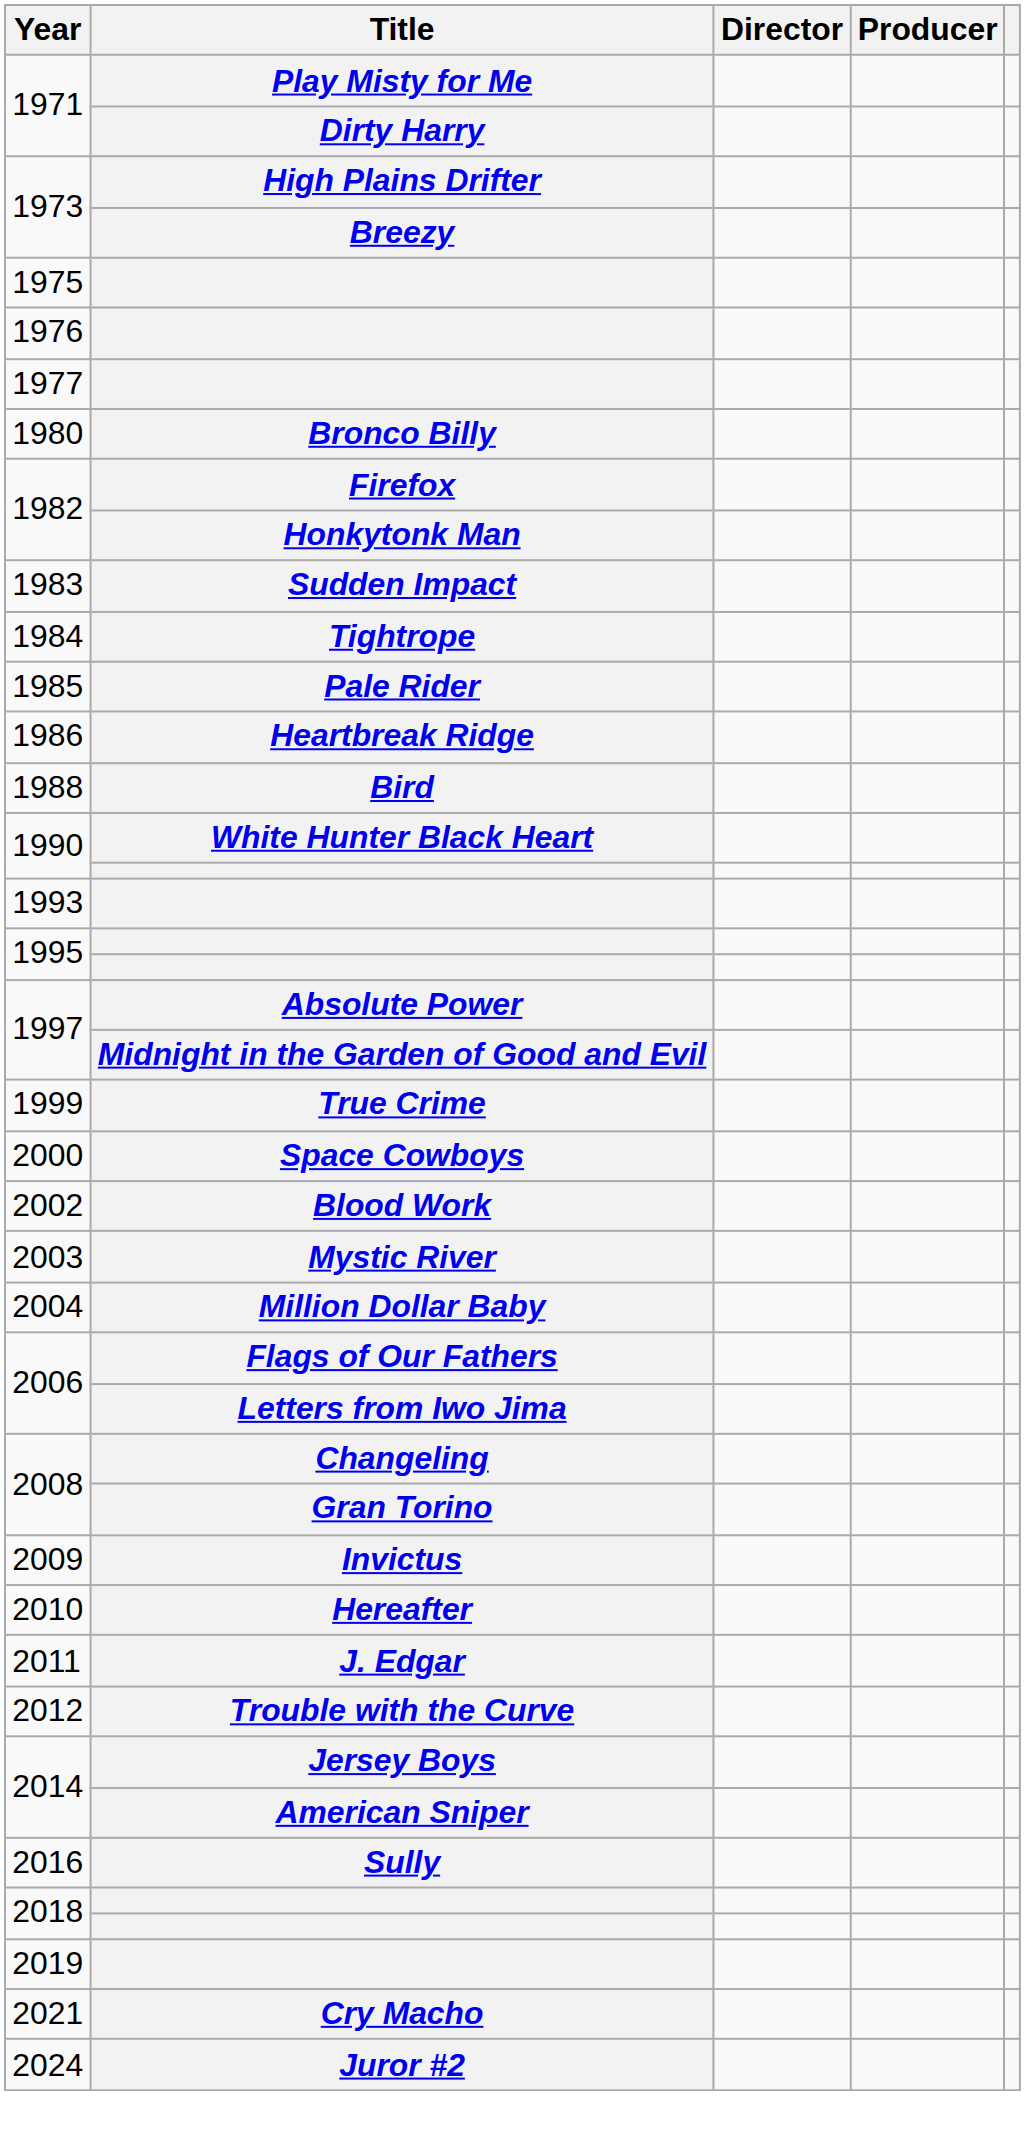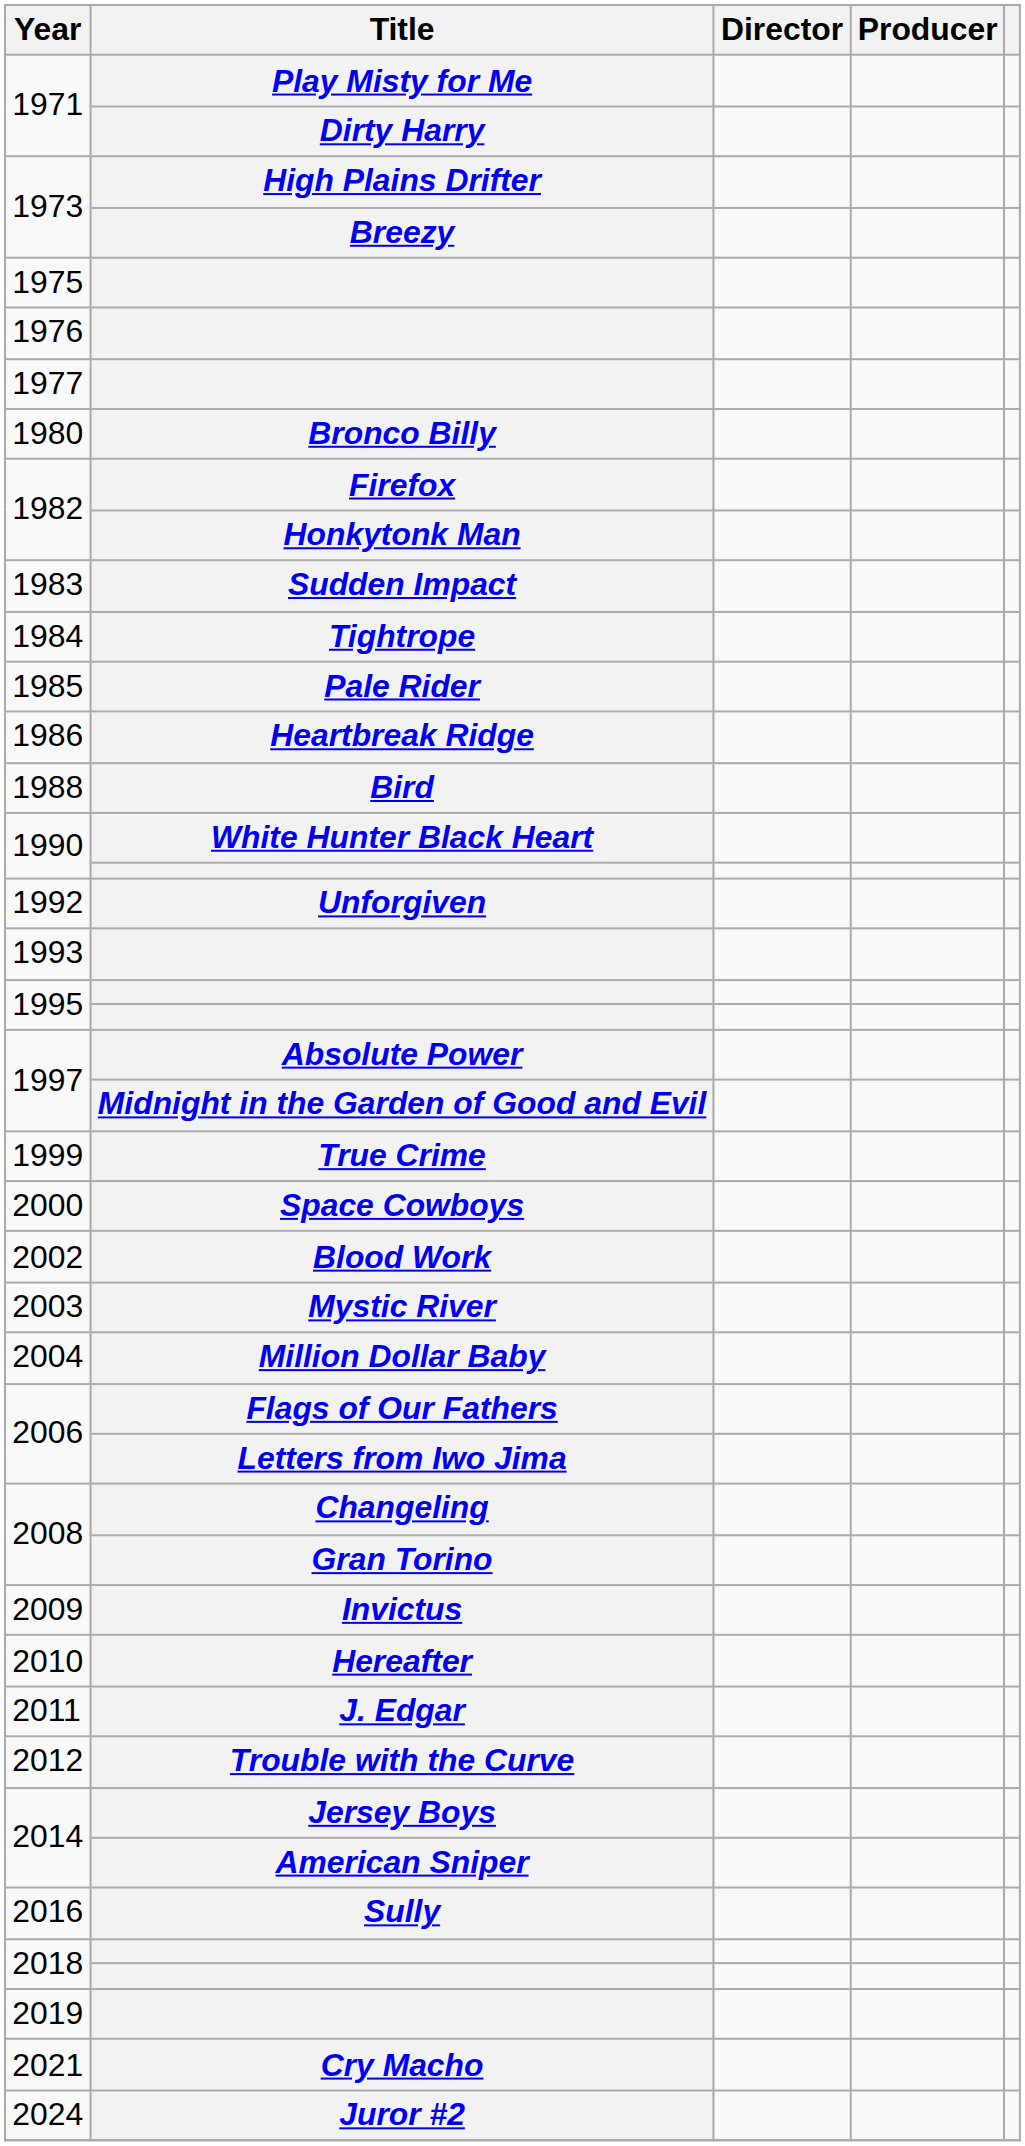+ row: (48, 902)
